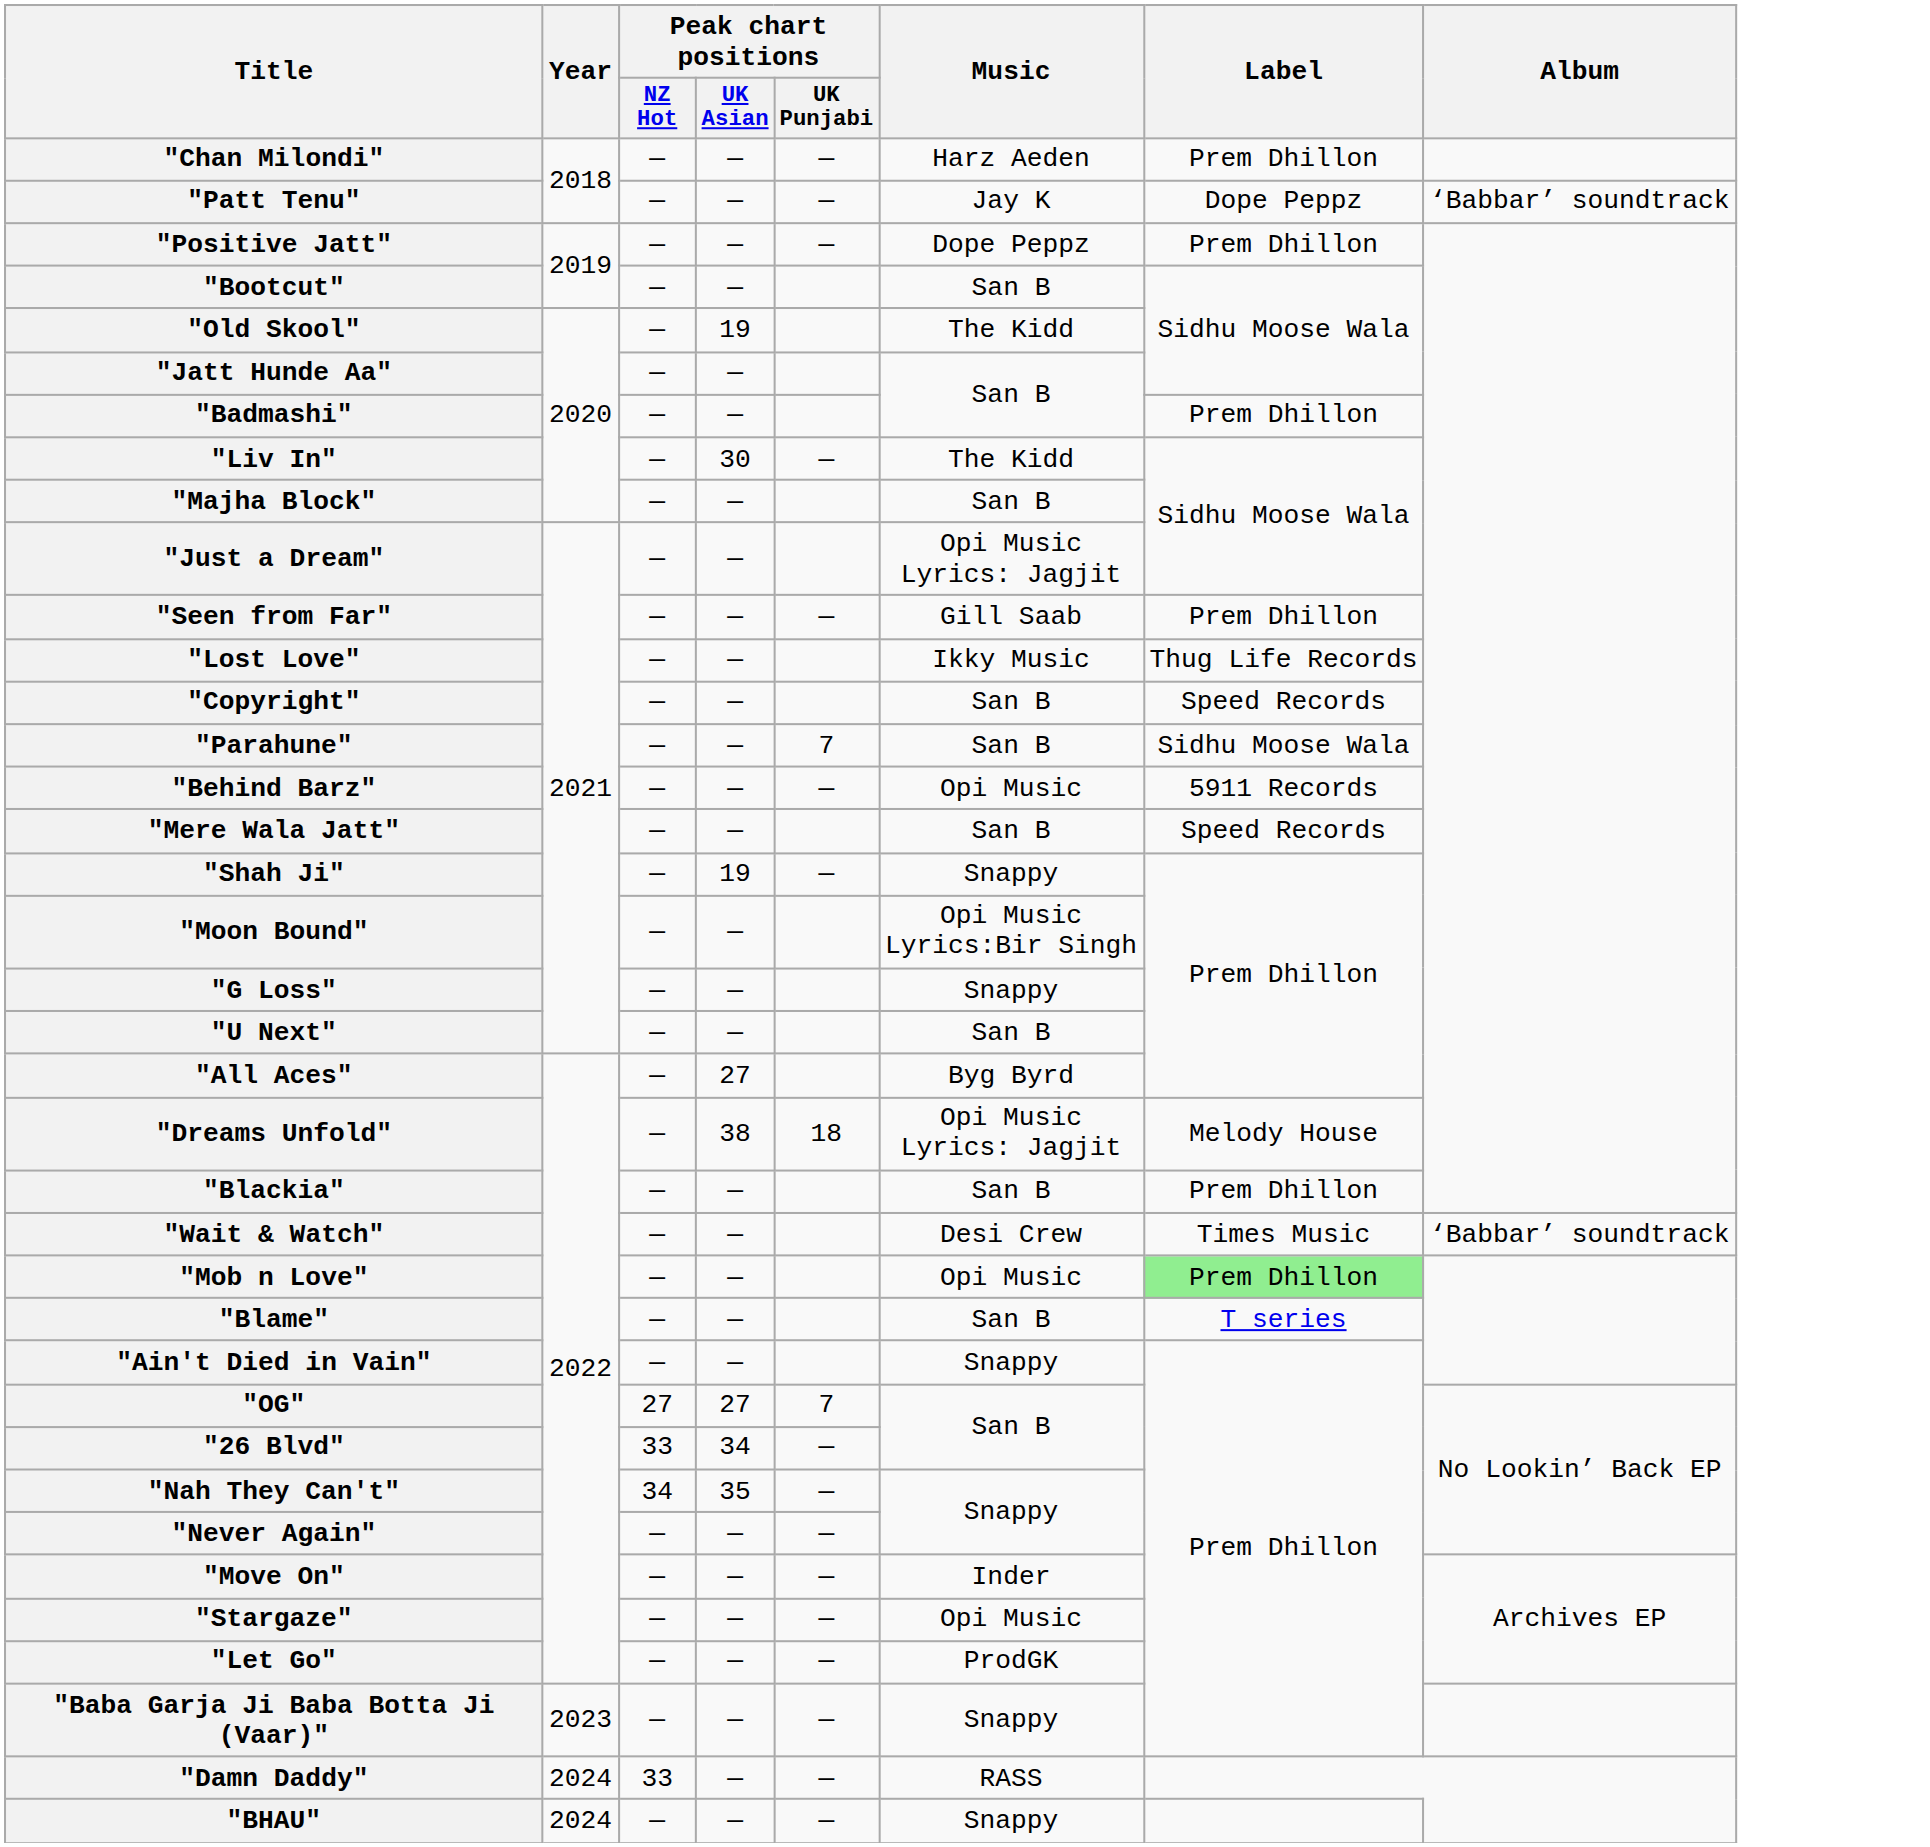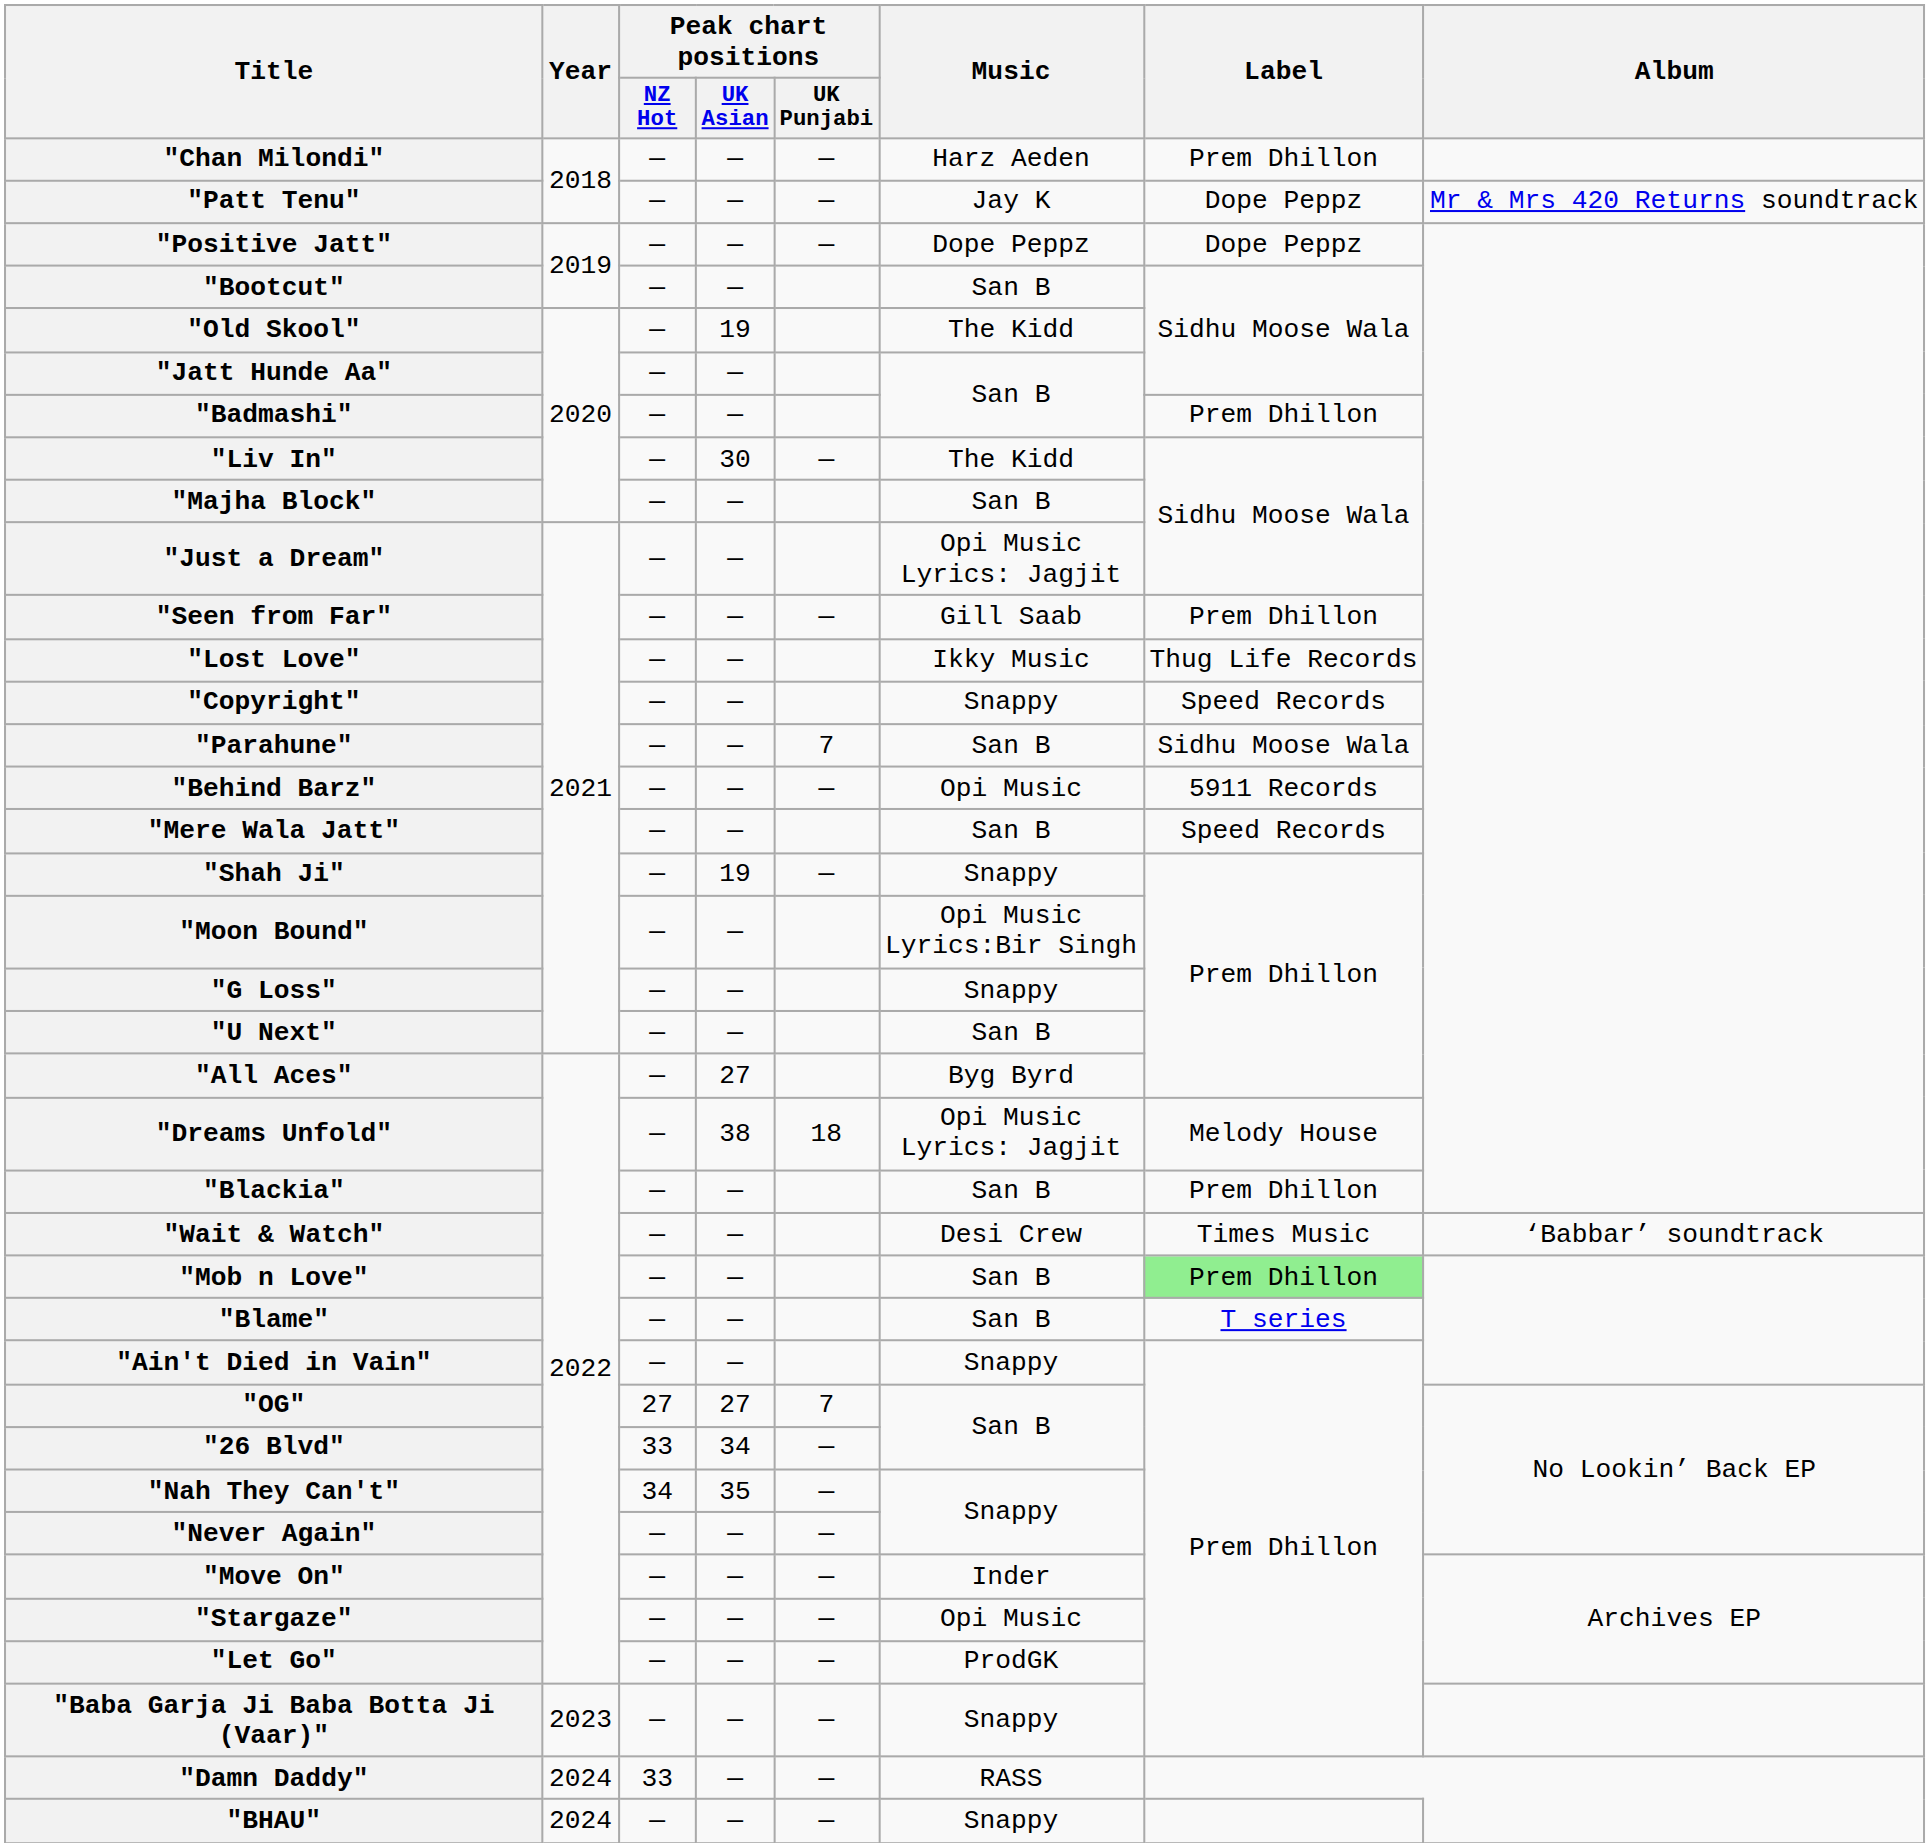(1580, 202) ‘Babbar’ soundtrack -> (1674, 202) Mr & Mrs 420 Returns soundtrack
(1284, 245) Prem Dhillon -> (1284, 245) Dope Peppz
(1011, 703) San B -> (1011, 703) Snappy
(1011, 1277) Opi Music -> (1011, 1277) San B
